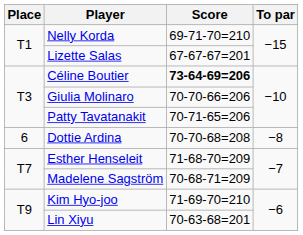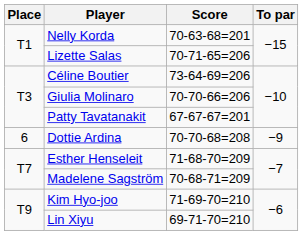(210, 35) 69-71-70=210 -> (210, 35) 70-63-68=201
(210, 55) 67-67-67=201 -> (210, 55) 70-71-65=206
(210, 76) bold -> (210, 76) normal
(210, 117) 70-71-65=206 -> (210, 117) 67-67-67=201
(276, 138) −8 -> (276, 138) −9
(210, 220) 70-63-68=201 -> (210, 220) 69-71-70=210
